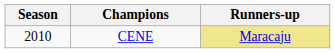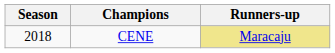(38, 36) 2010 -> (38, 36) 2018
